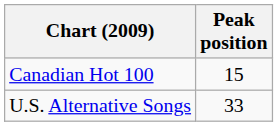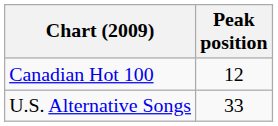(234, 74) 15 -> (234, 74) 12
